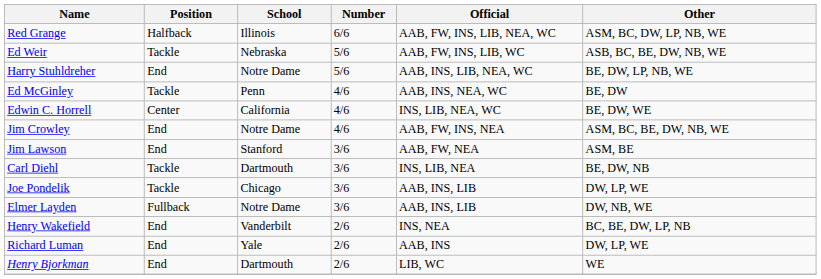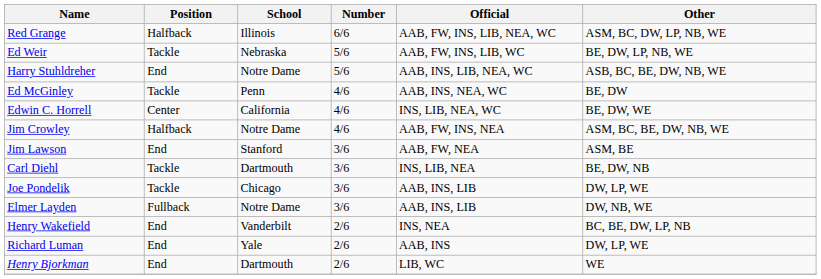(656, 52) ASB, BC, BE, DW, NB, WE -> (639, 52) BE, DW, LP, NB, WE
(639, 71) BE, DW, LP, NB, WE -> (656, 71) ASB, BC, BE, DW, NB, WE
(157, 129) End -> (169, 129) Halfback
